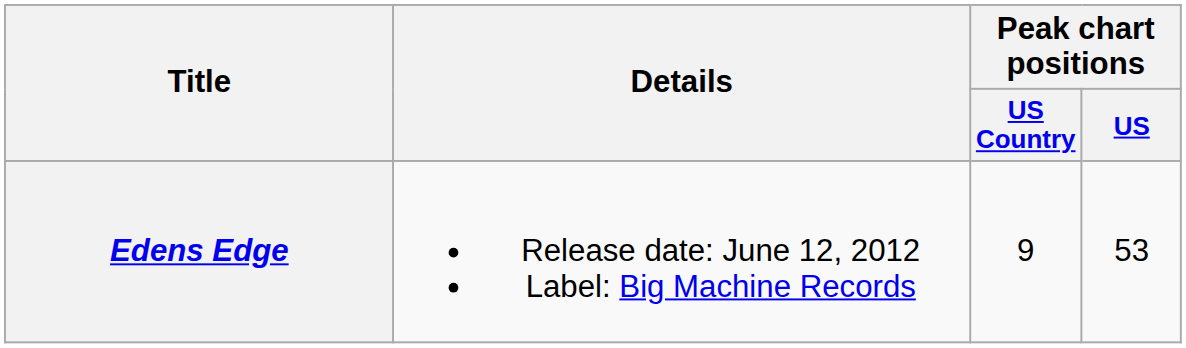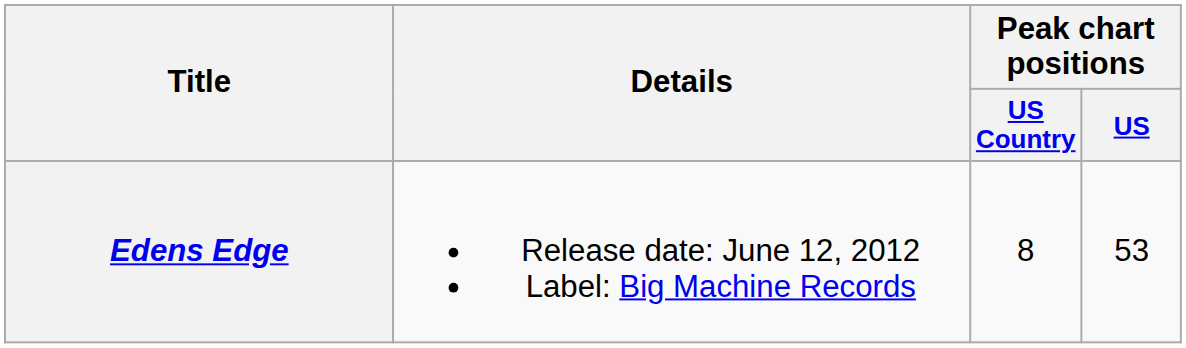(1026, 250) 9 -> (1026, 250) 8
